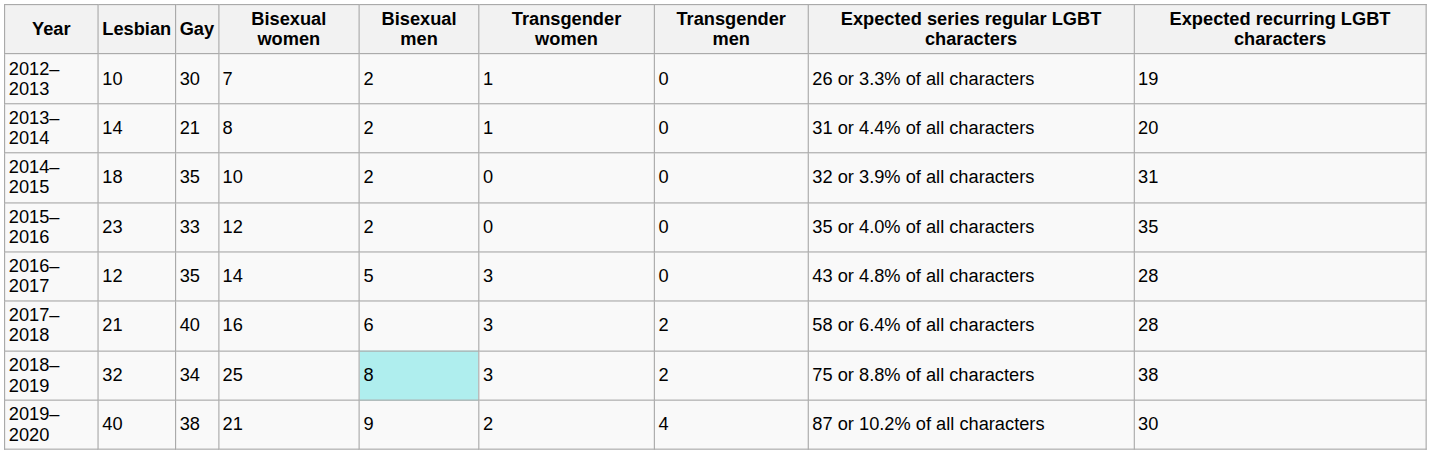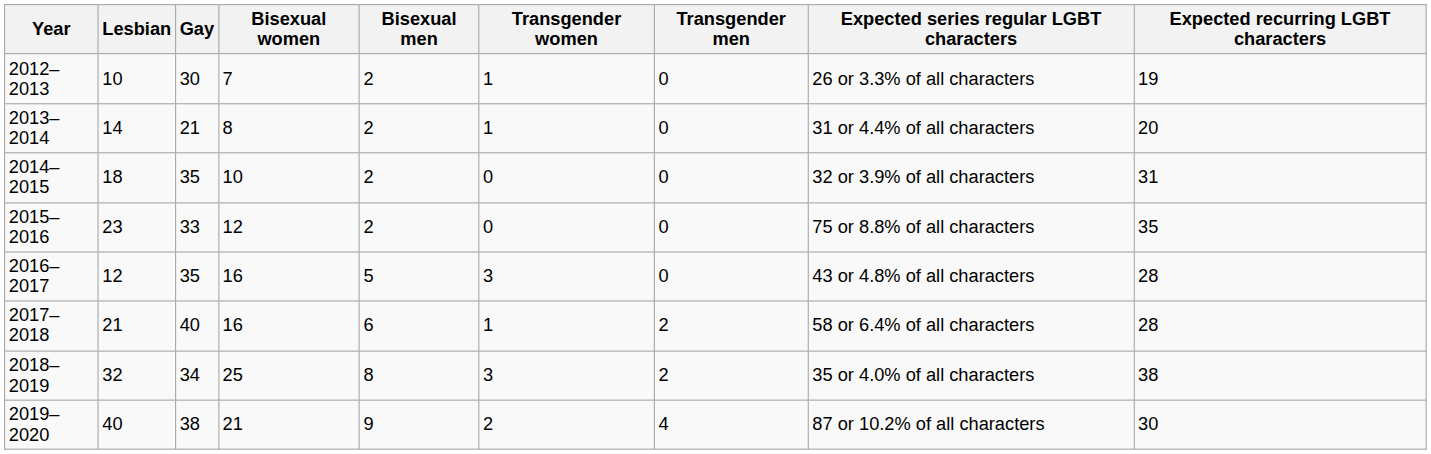(923, 227) 35 or 4.0% of all characters -> (923, 227) 75 or 8.8% of all characters
(233, 276) 14 -> (233, 276) 16
(488, 325) 3 -> (488, 325) 1
(369, 375) paleturquoise background -> (369, 375) no background
(923, 375) 75 or 8.8% of all characters -> (923, 375) 35 or 4.0% of all characters
